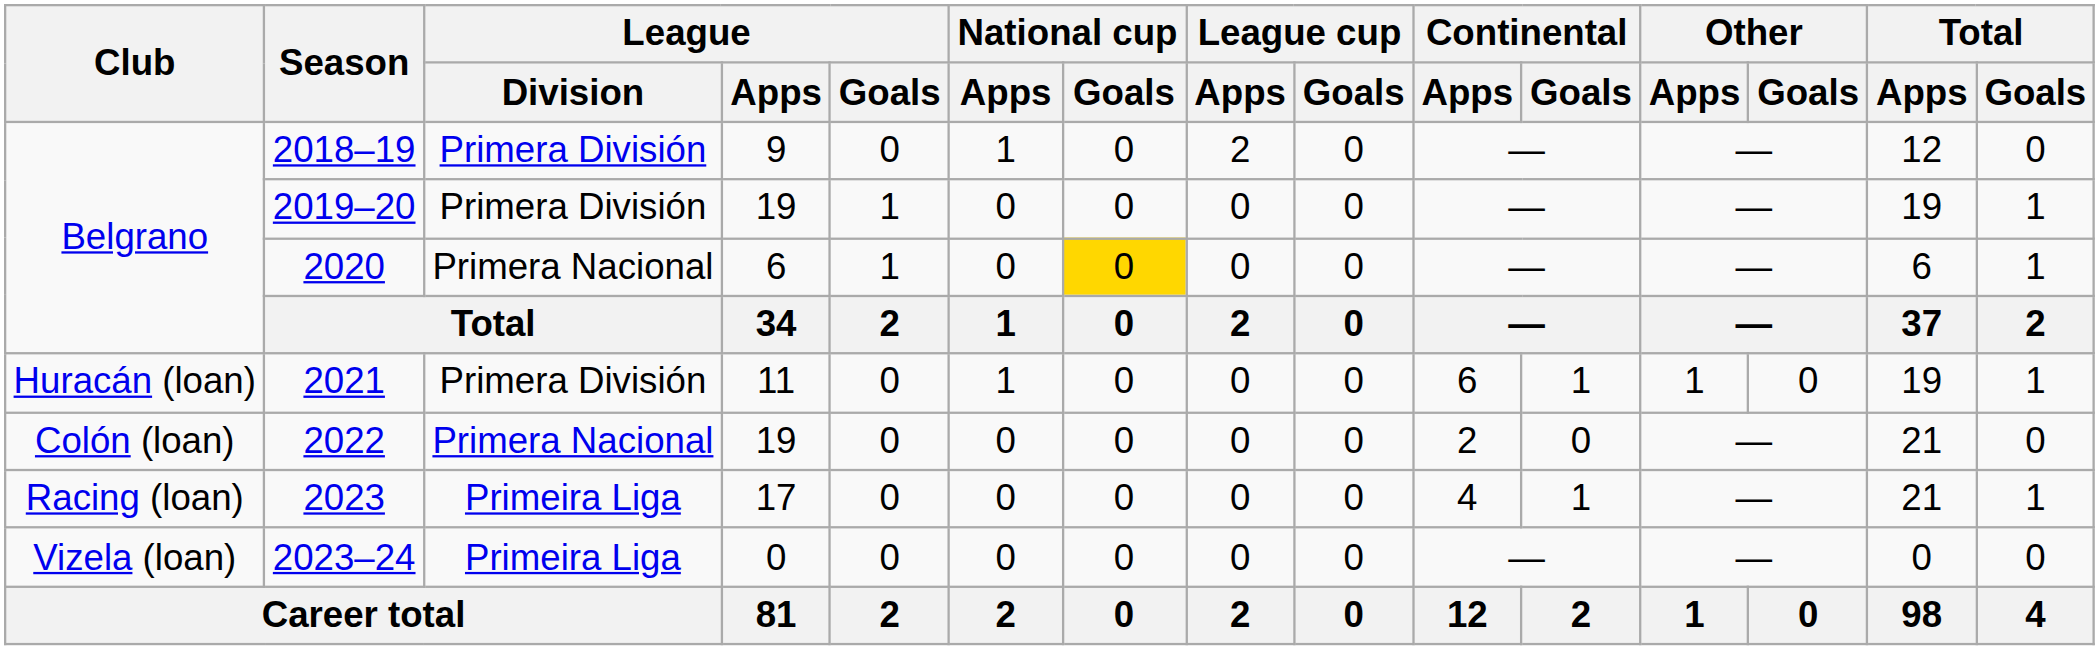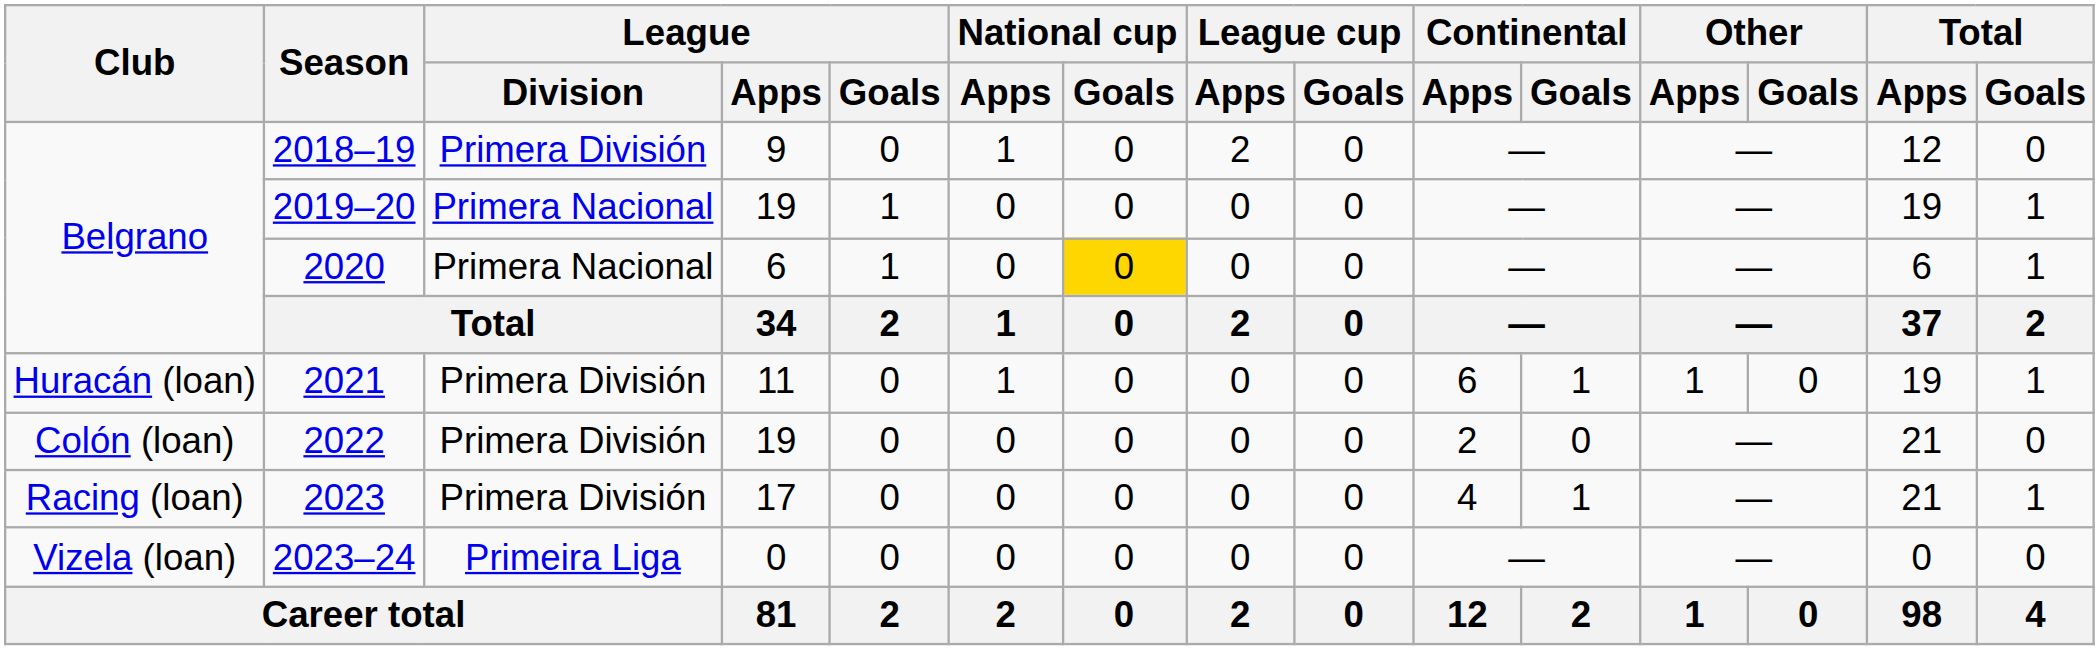(573, 207) Primera División -> (573, 207) Primera Nacional
(573, 440) Primera Nacional -> (573, 440) Primera División
(573, 498) Primeira Liga -> (573, 498) Primera División
